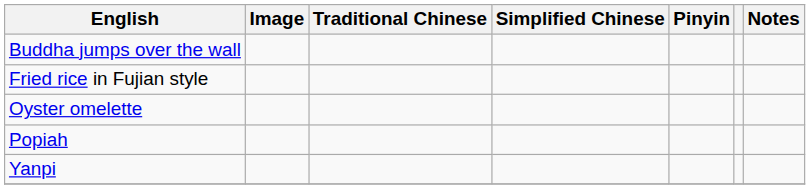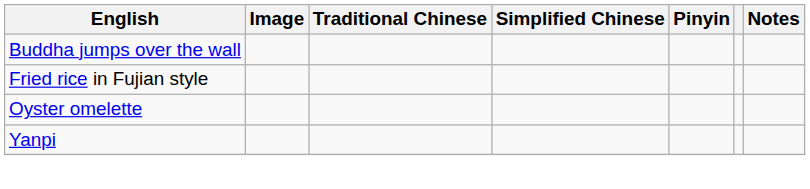- row: (38, 139)
